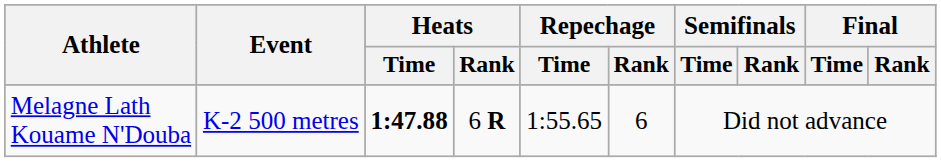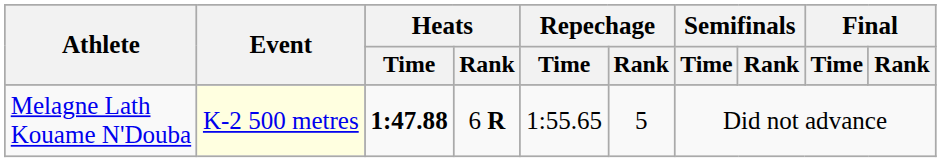(281, 120) no background -> (281, 120) lightyellow background
(641, 120) 6 -> (641, 120) 5
